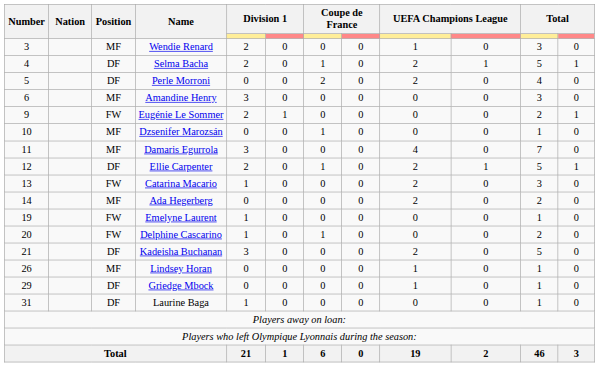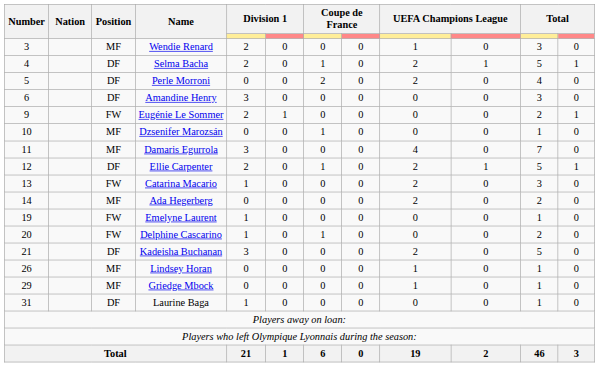(114, 98) MF -> (114, 98) DF
(114, 285) DF -> (114, 285) MF
